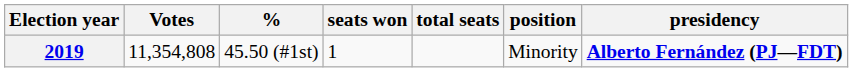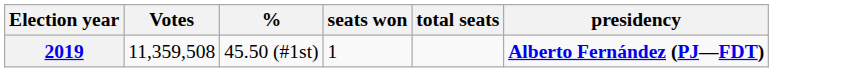- column: (543, 19)
(172, 50) 11,354,808 -> (172, 50) 11,359,508
